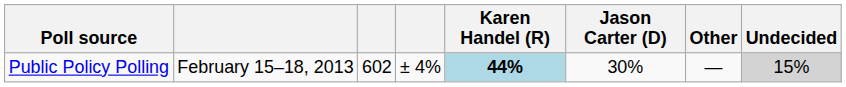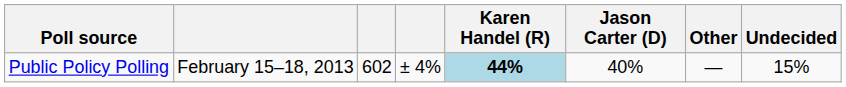(625, 67) 30% -> (625, 67) 40%
(791, 67) lightgrey background -> (791, 67) no background
